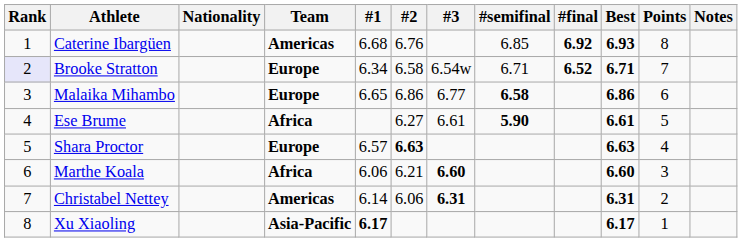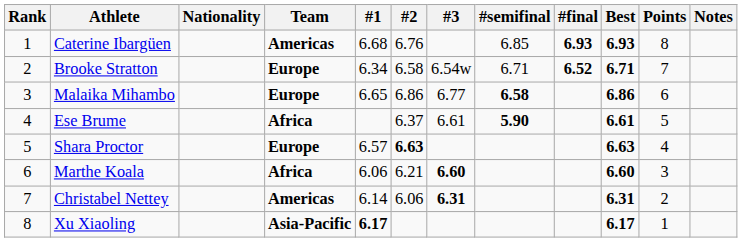(578, 43) 6.92 -> (578, 43) 6.93
(27, 69) lavender background -> (27, 69) no background
(409, 120) 6.27 -> (409, 120) 6.37
